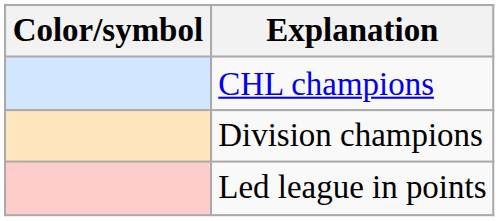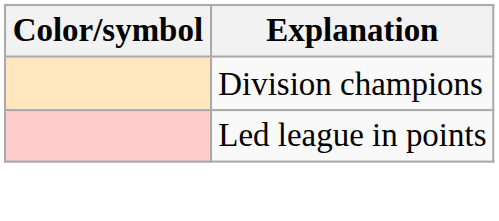- row: (326, 82)
